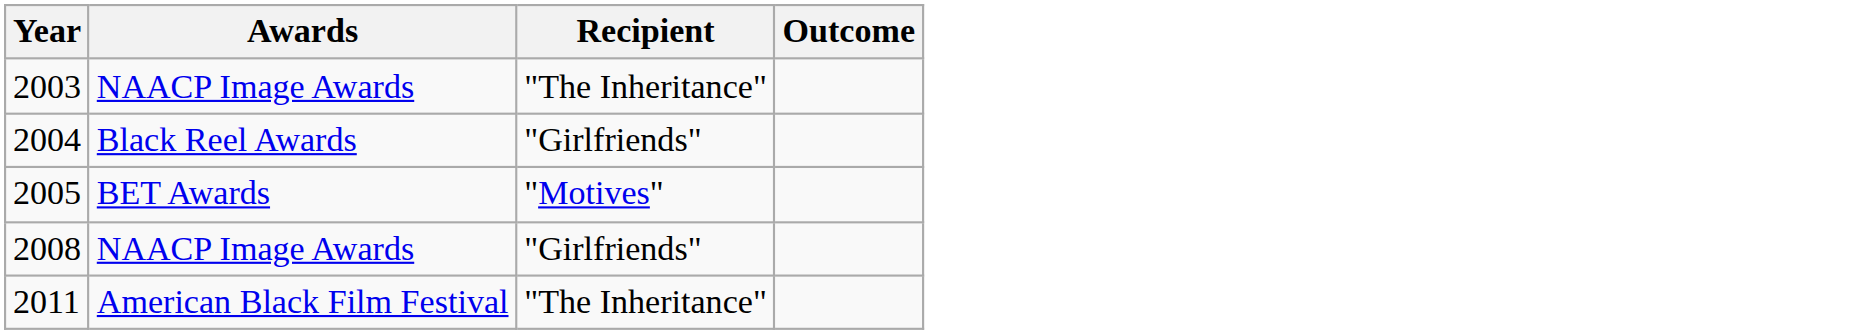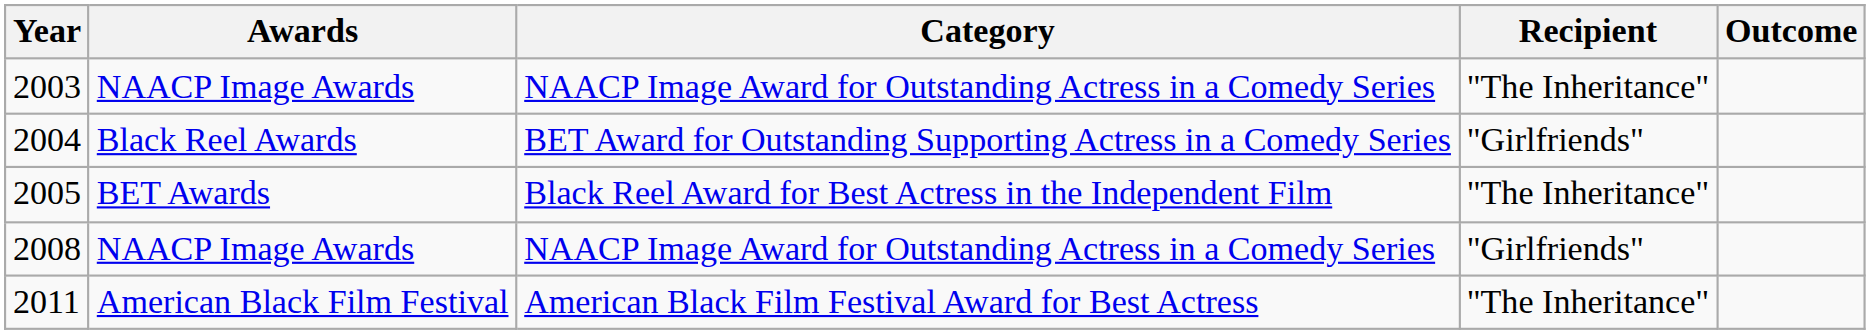+ column: (988, 31)
(594, 193) "Motives" -> (1588, 193) "The Inheritance"
